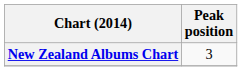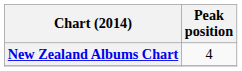(209, 54) 3 -> (209, 54) 4
